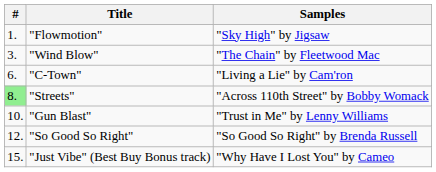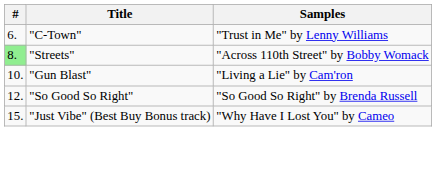- row: (66, 34)
- row: (64, 55)
(285, 75) "Living a Lie" by Cam'ron -> (302, 34) "Trust in Me" by Lenny Williams
(302, 116) "Trust in Me" by Lenny Williams -> (285, 75) "Living a Lie" by Cam'ron
